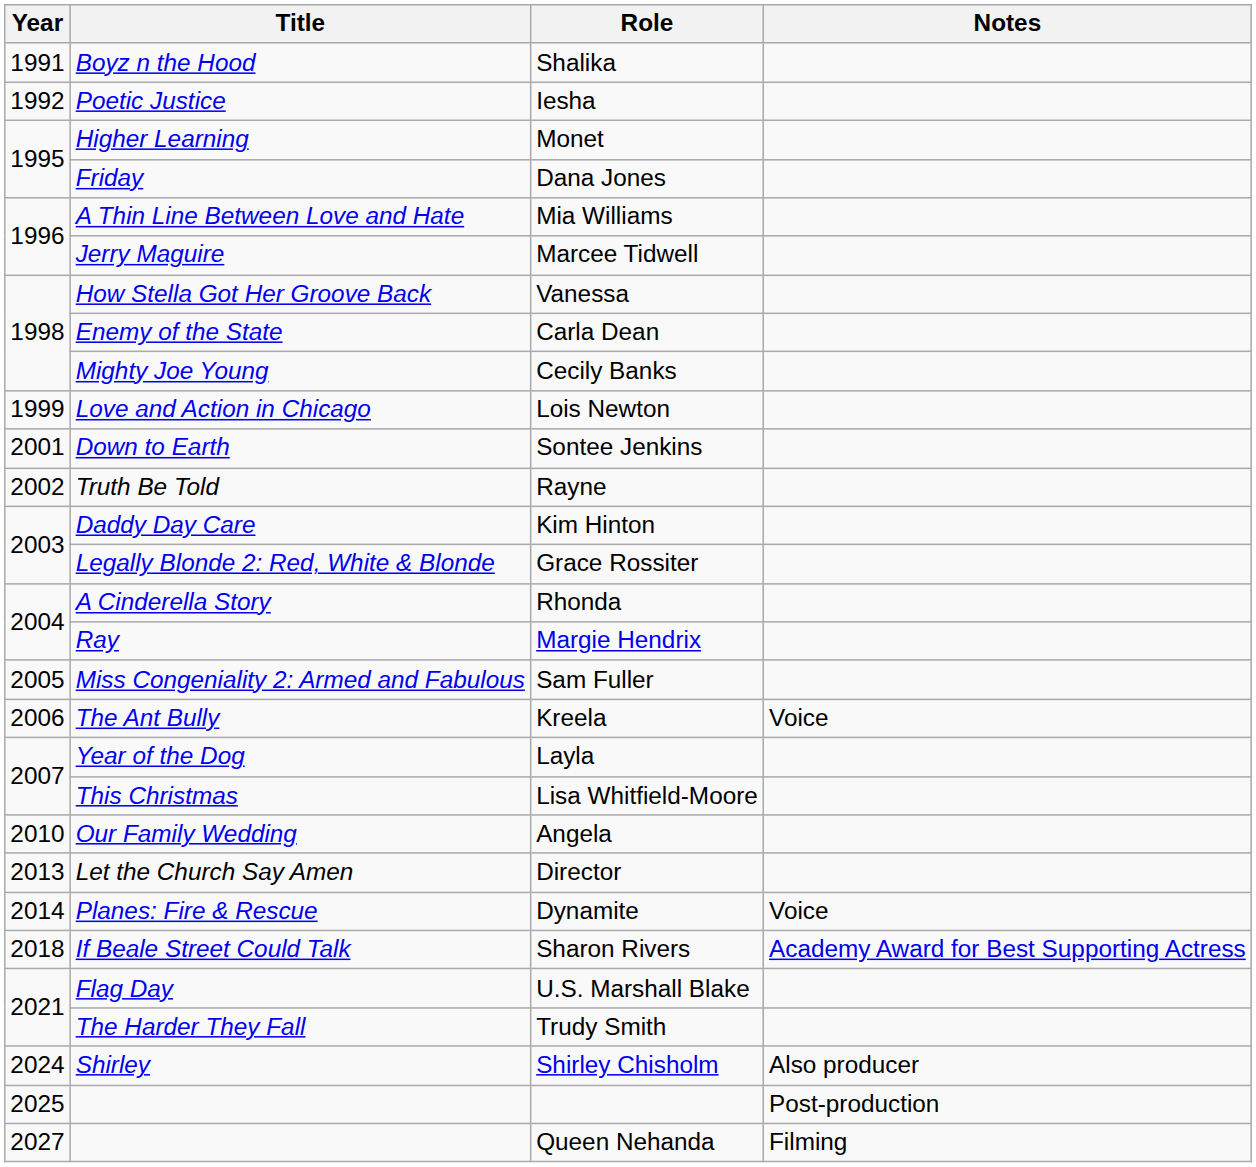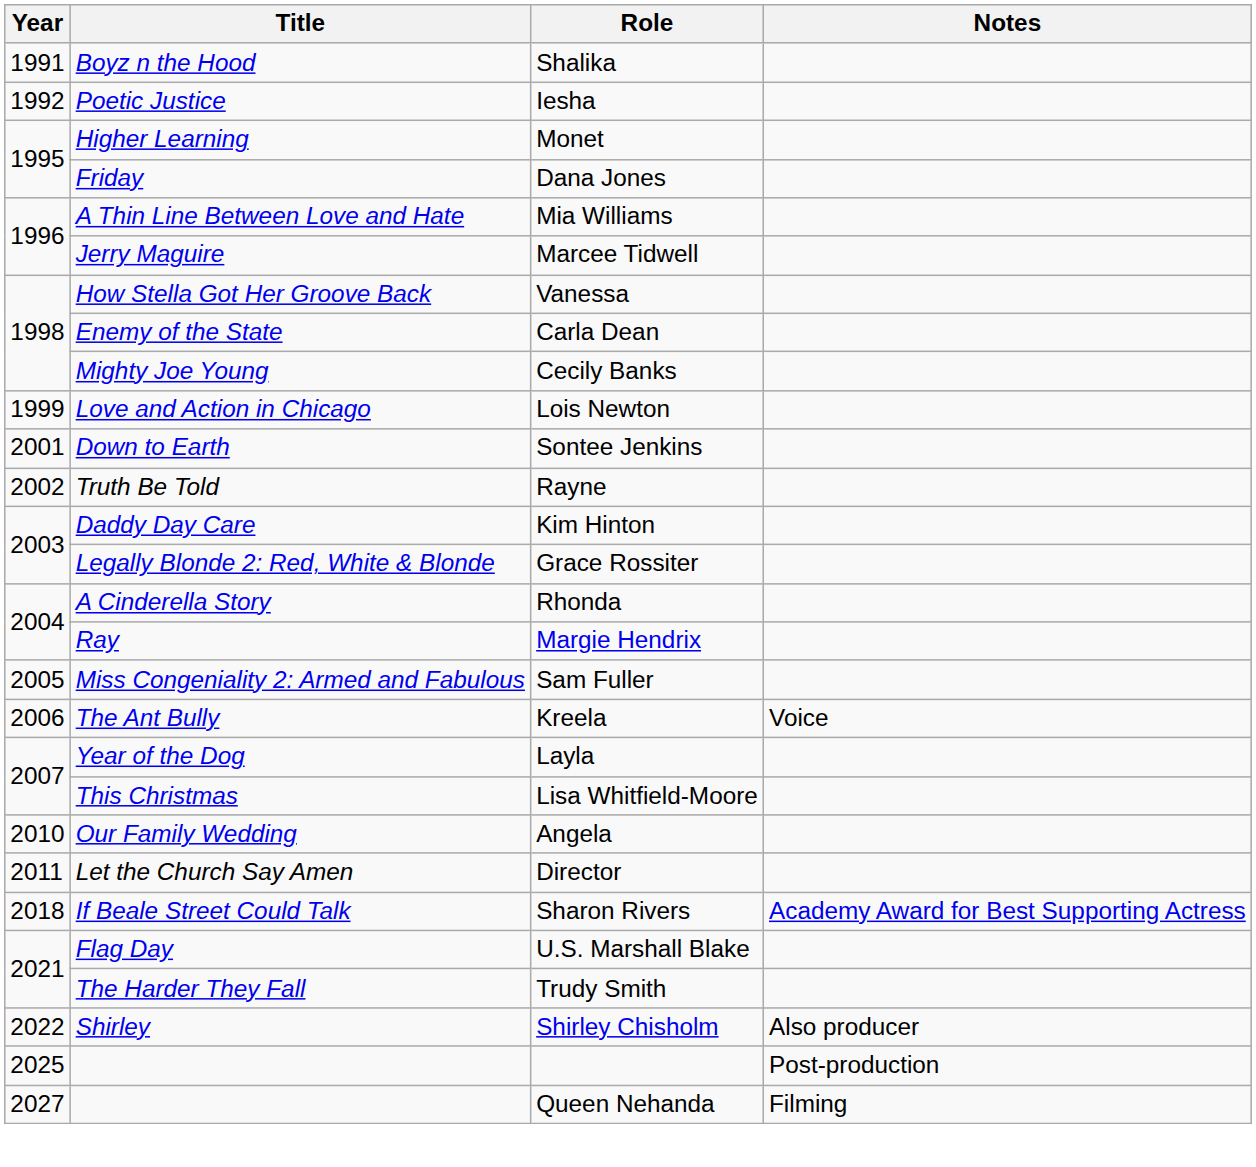(37, 872) 2013 -> (37, 872) 2011
- row: (588, 910)
(37, 1065) 2024 -> (37, 1026) 2022
